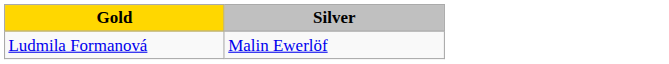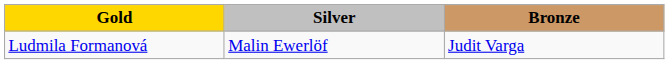+ column: (554, 17)
